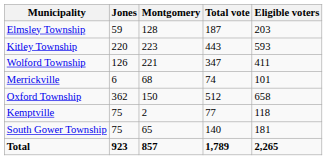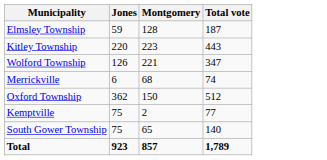- column: (287, 12)
